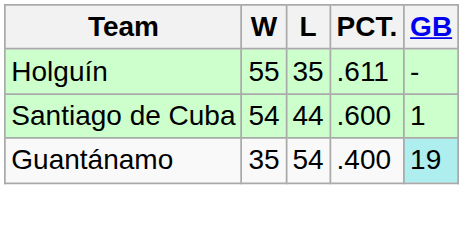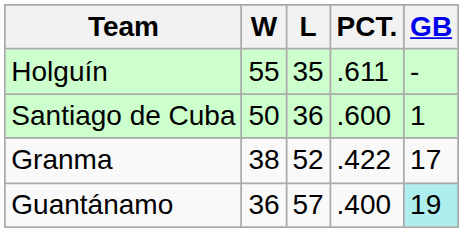(264, 115) 54 -> (264, 115) 50
(308, 115) 44 -> (308, 115) 36
+ row: (62, 159)
(264, 159) 35 -> (264, 204) 36
(308, 159) 54 -> (308, 204) 57
